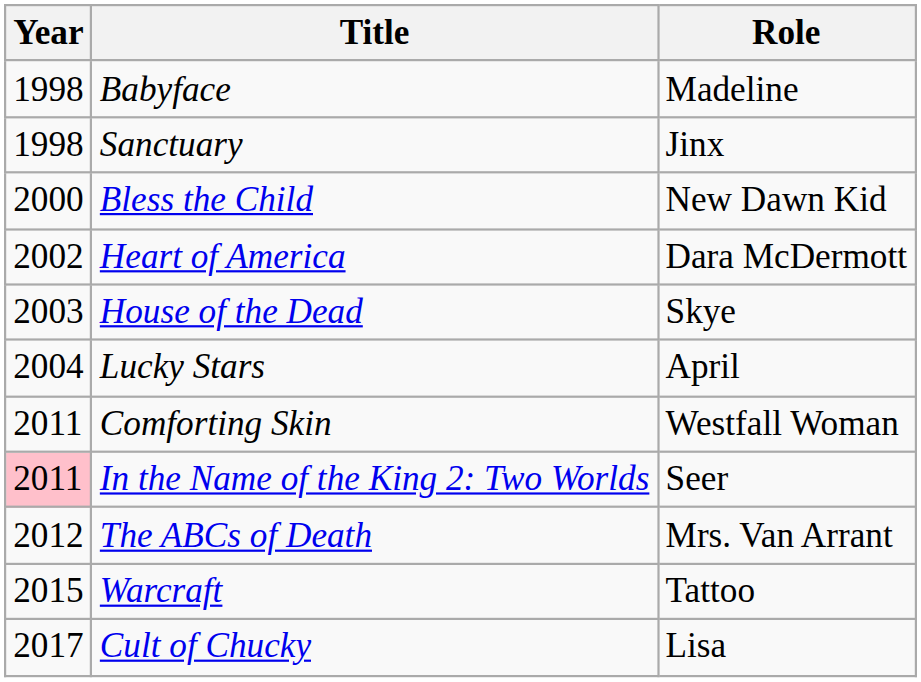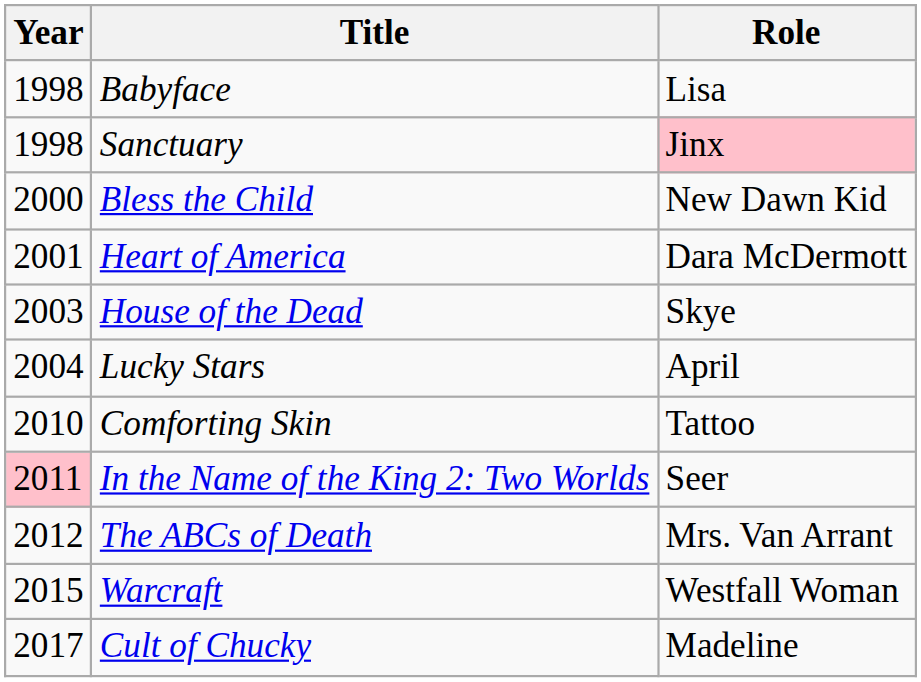(732, 88) Madeline -> (696, 88) Lisa
(695, 144) no background -> (695, 144) pink background
(48, 255) 2002 -> (48, 255) 2001
(48, 423) 2011 -> (48, 423) 2010
(782, 423) Westfall Woman -> (710, 423) Tattoo
(710, 590) Tattoo -> (782, 590) Westfall Woman
(696, 646) Lisa -> (732, 646) Madeline
